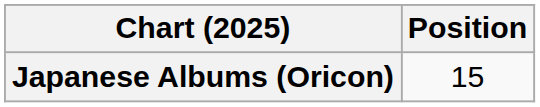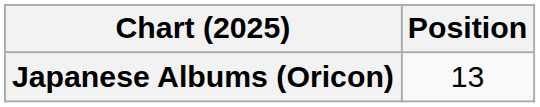(468, 76) 15 -> (468, 76) 13
